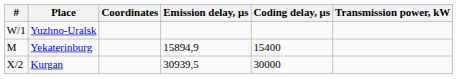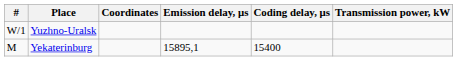(181, 47) 15894,9 -> (181, 47) 15895,1
- row: (47, 64)
